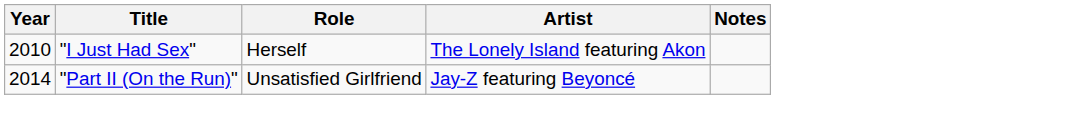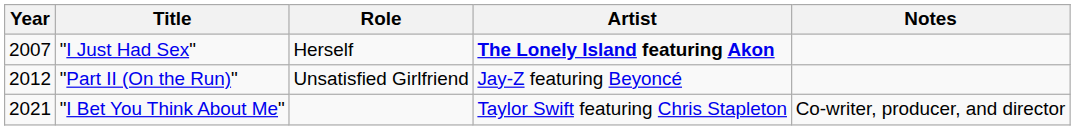(30, 49) 2010 -> (30, 49) 2007
(568, 49) normal -> (626, 49) bold
(30, 79) 2014 -> (30, 79) 2012
+ row: (172, 109)
